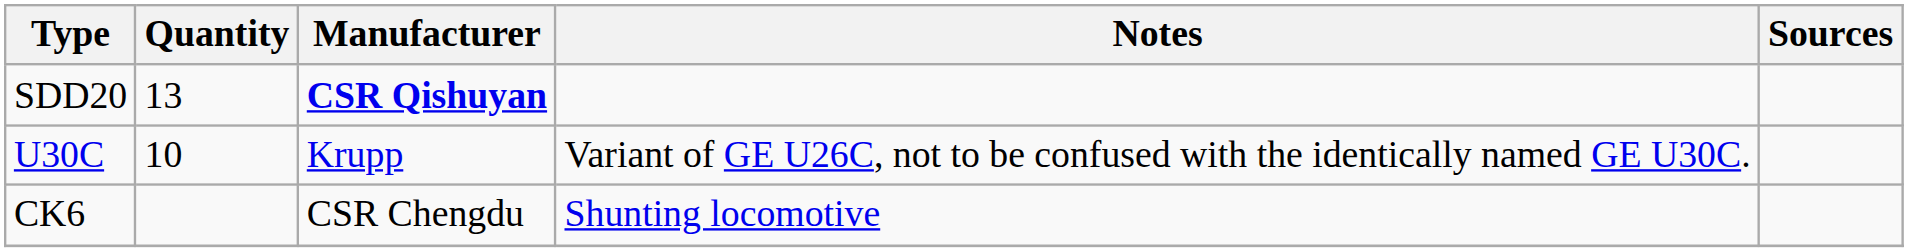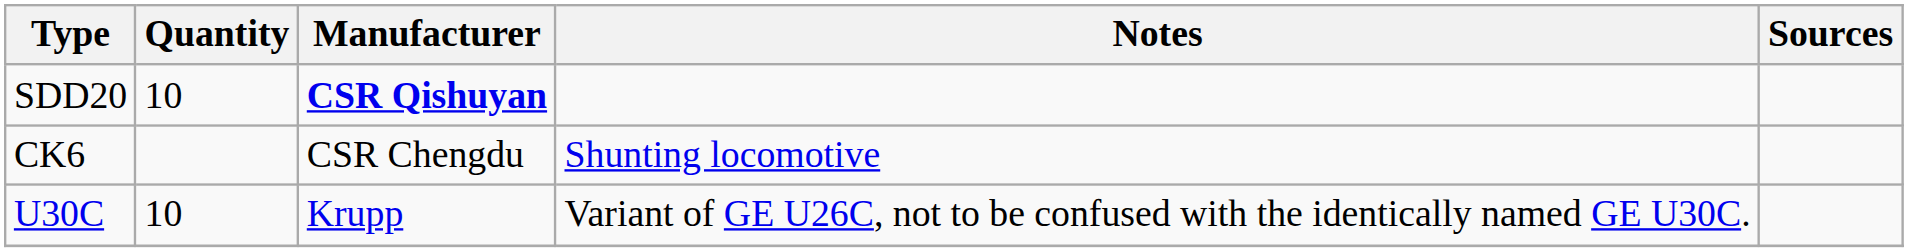(163, 94) 13 -> (163, 94) 10
rows swapped: (59, 154) <-> (50, 214)
